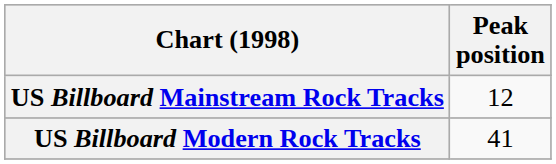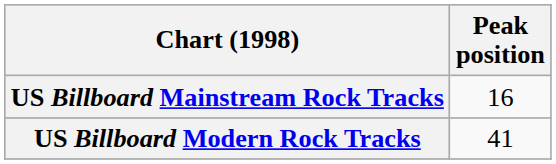(500, 96) 12 -> (500, 96) 16
